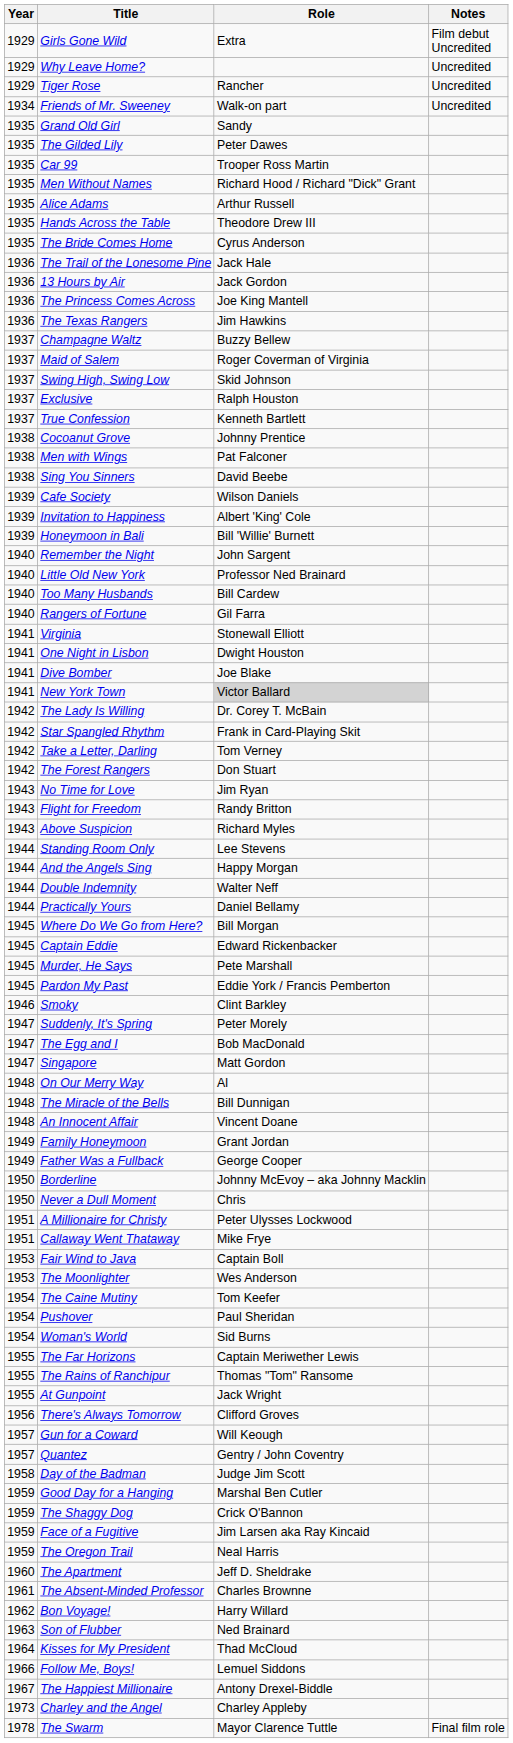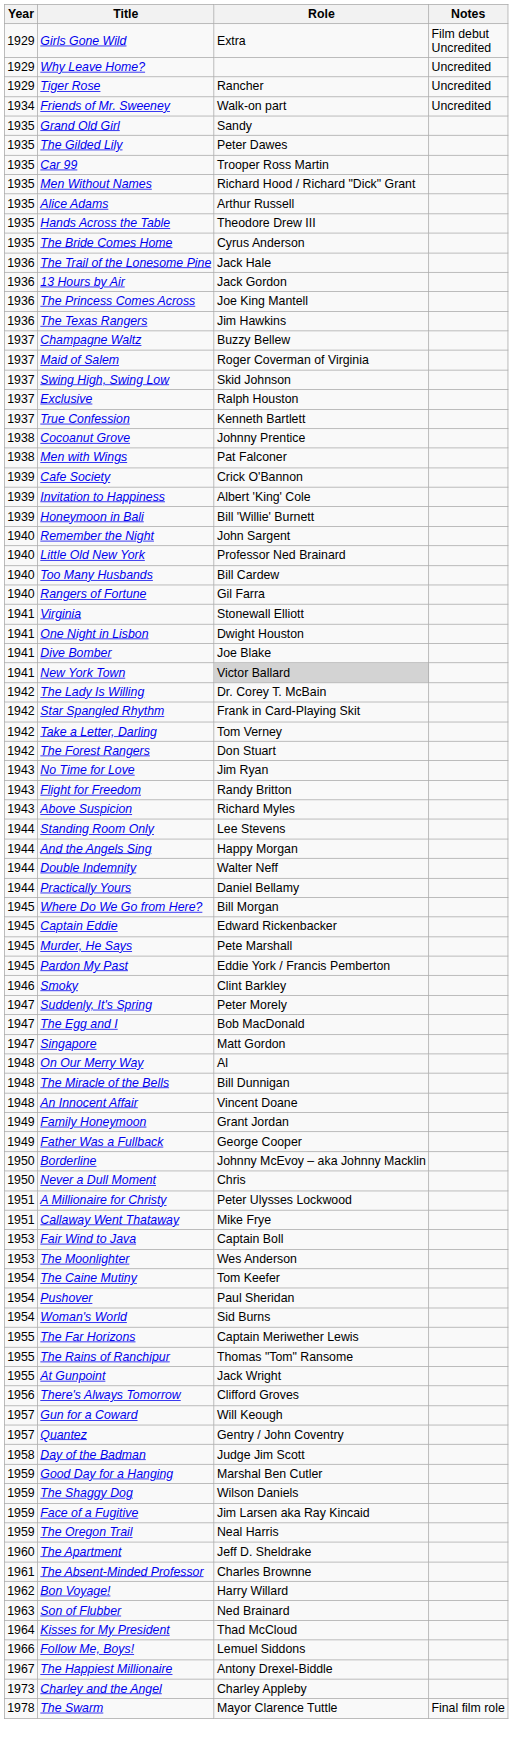- row: (87, 477)
(258, 497) Wilson Daniels -> (260, 477) Crick O'Bannon
(260, 1513) Crick O'Bannon -> (258, 1493) Wilson Daniels
